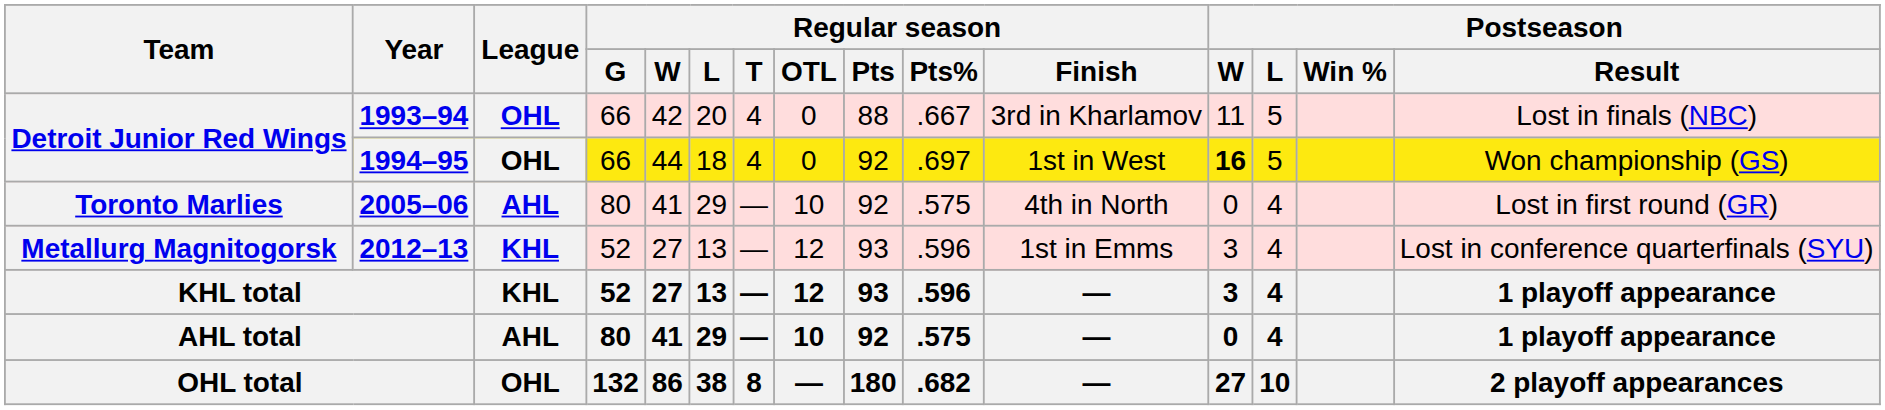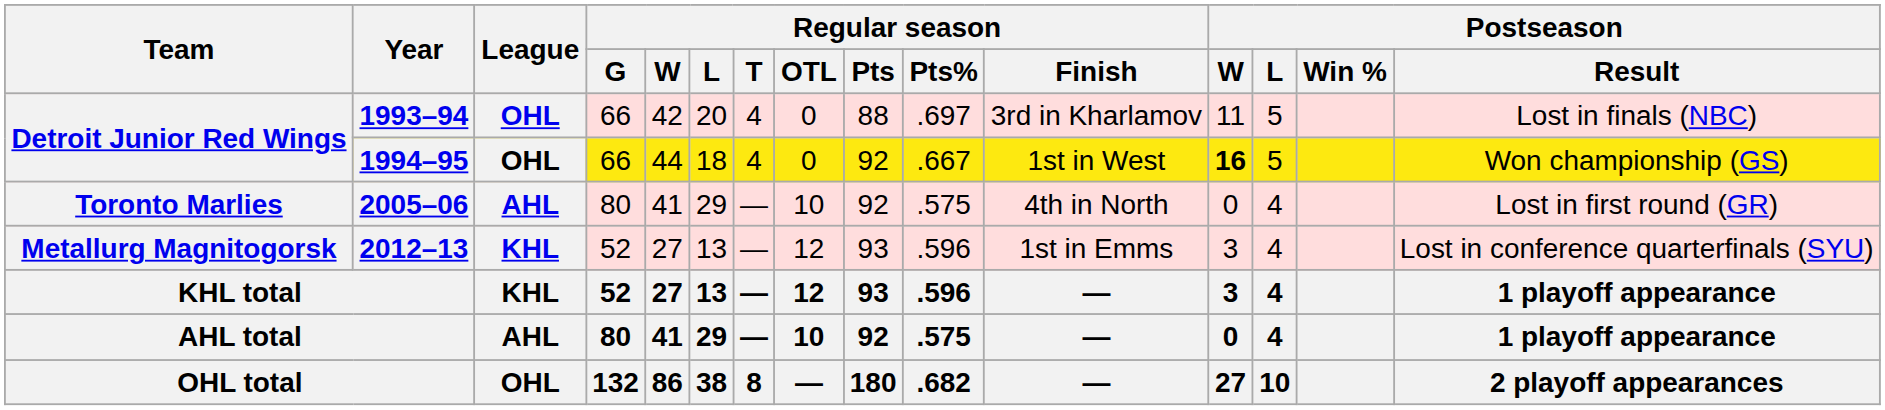(944, 116) .667 -> (944, 116) .697
(944, 160) .697 -> (944, 160) .667
